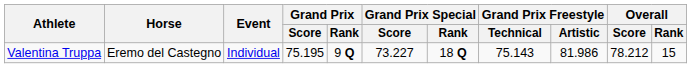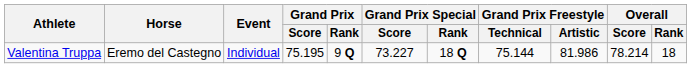(515, 53) 75.143 -> (515, 53) 75.144
(629, 53) 78.212 -> (629, 53) 78.214
(669, 53) 15 -> (669, 53) 18
